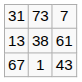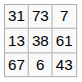(40, 64) 1 -> (40, 64) 6
